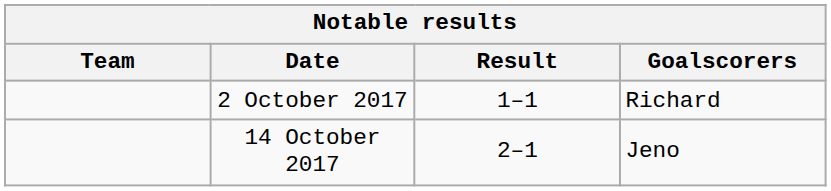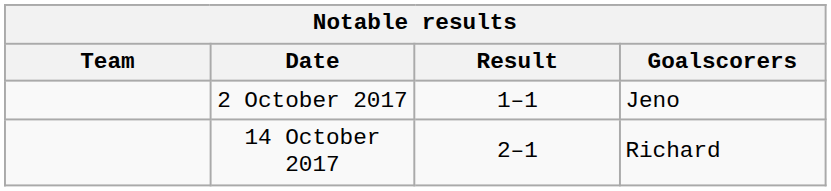(673, 100) Richard -> (653, 100) Jeno
(653, 152) Jeno -> (673, 152) Richard
